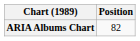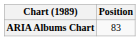(116, 28) 82 -> (116, 28) 83
